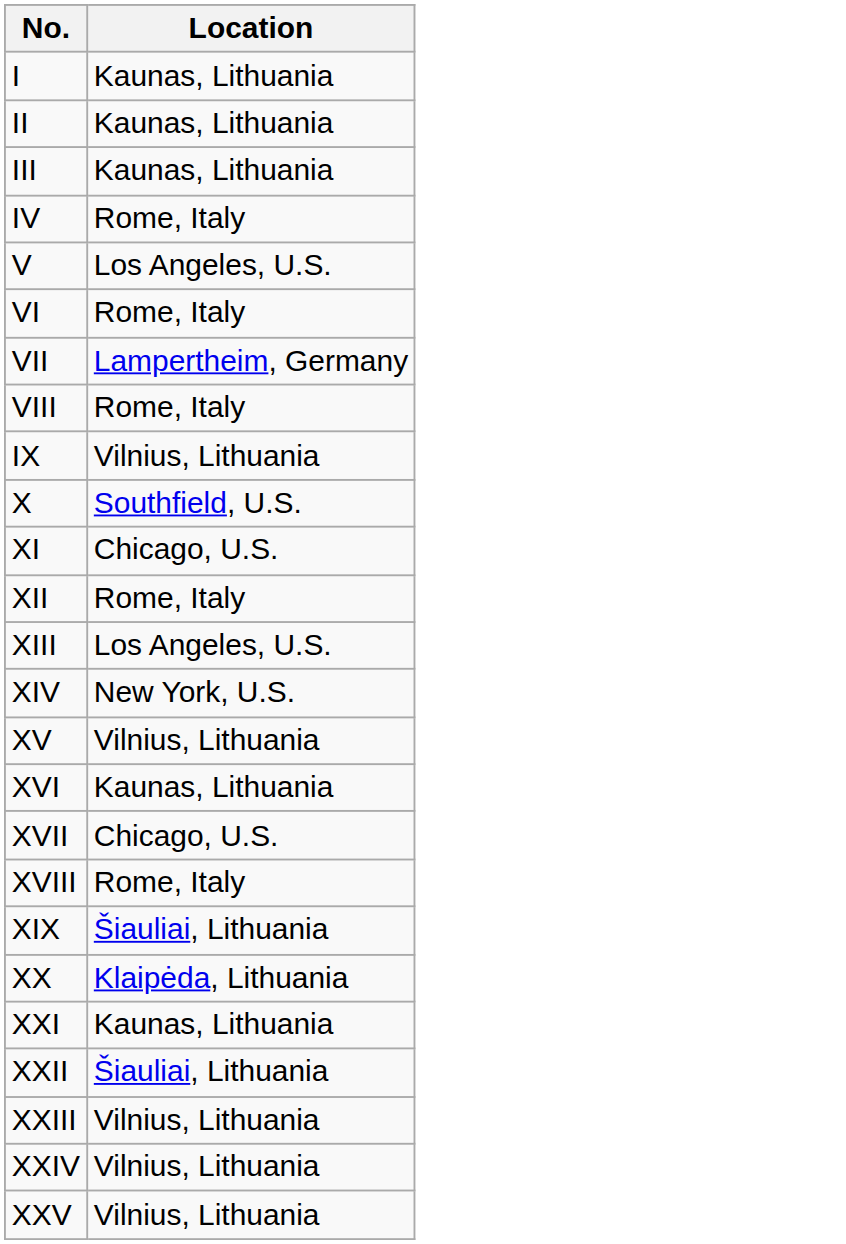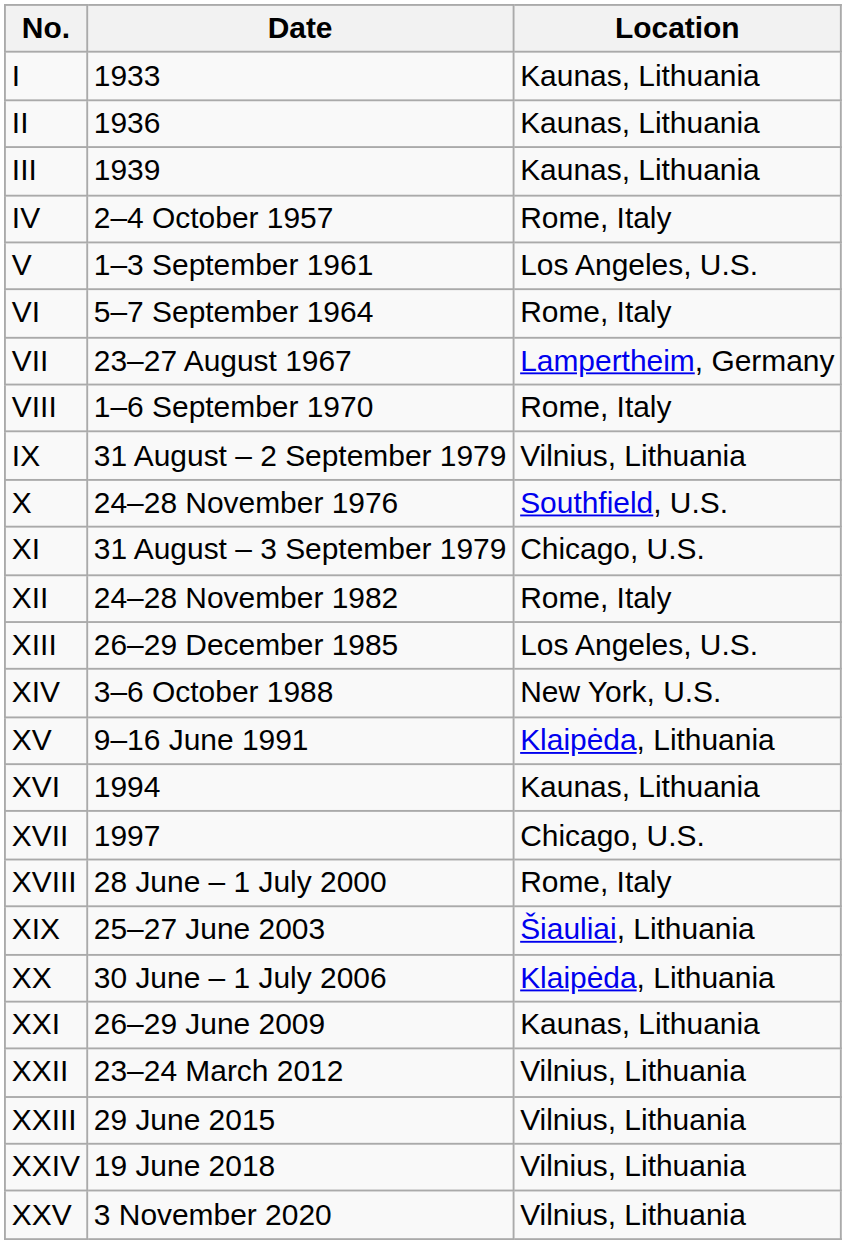+ column: (300, 28)
(207, 739) Vilnius, Lithuania -> (647, 739) Klaipėda, Lithuania
(211, 1072) Šiauliai, Lithuania -> (633, 1072) Vilnius, Lithuania
